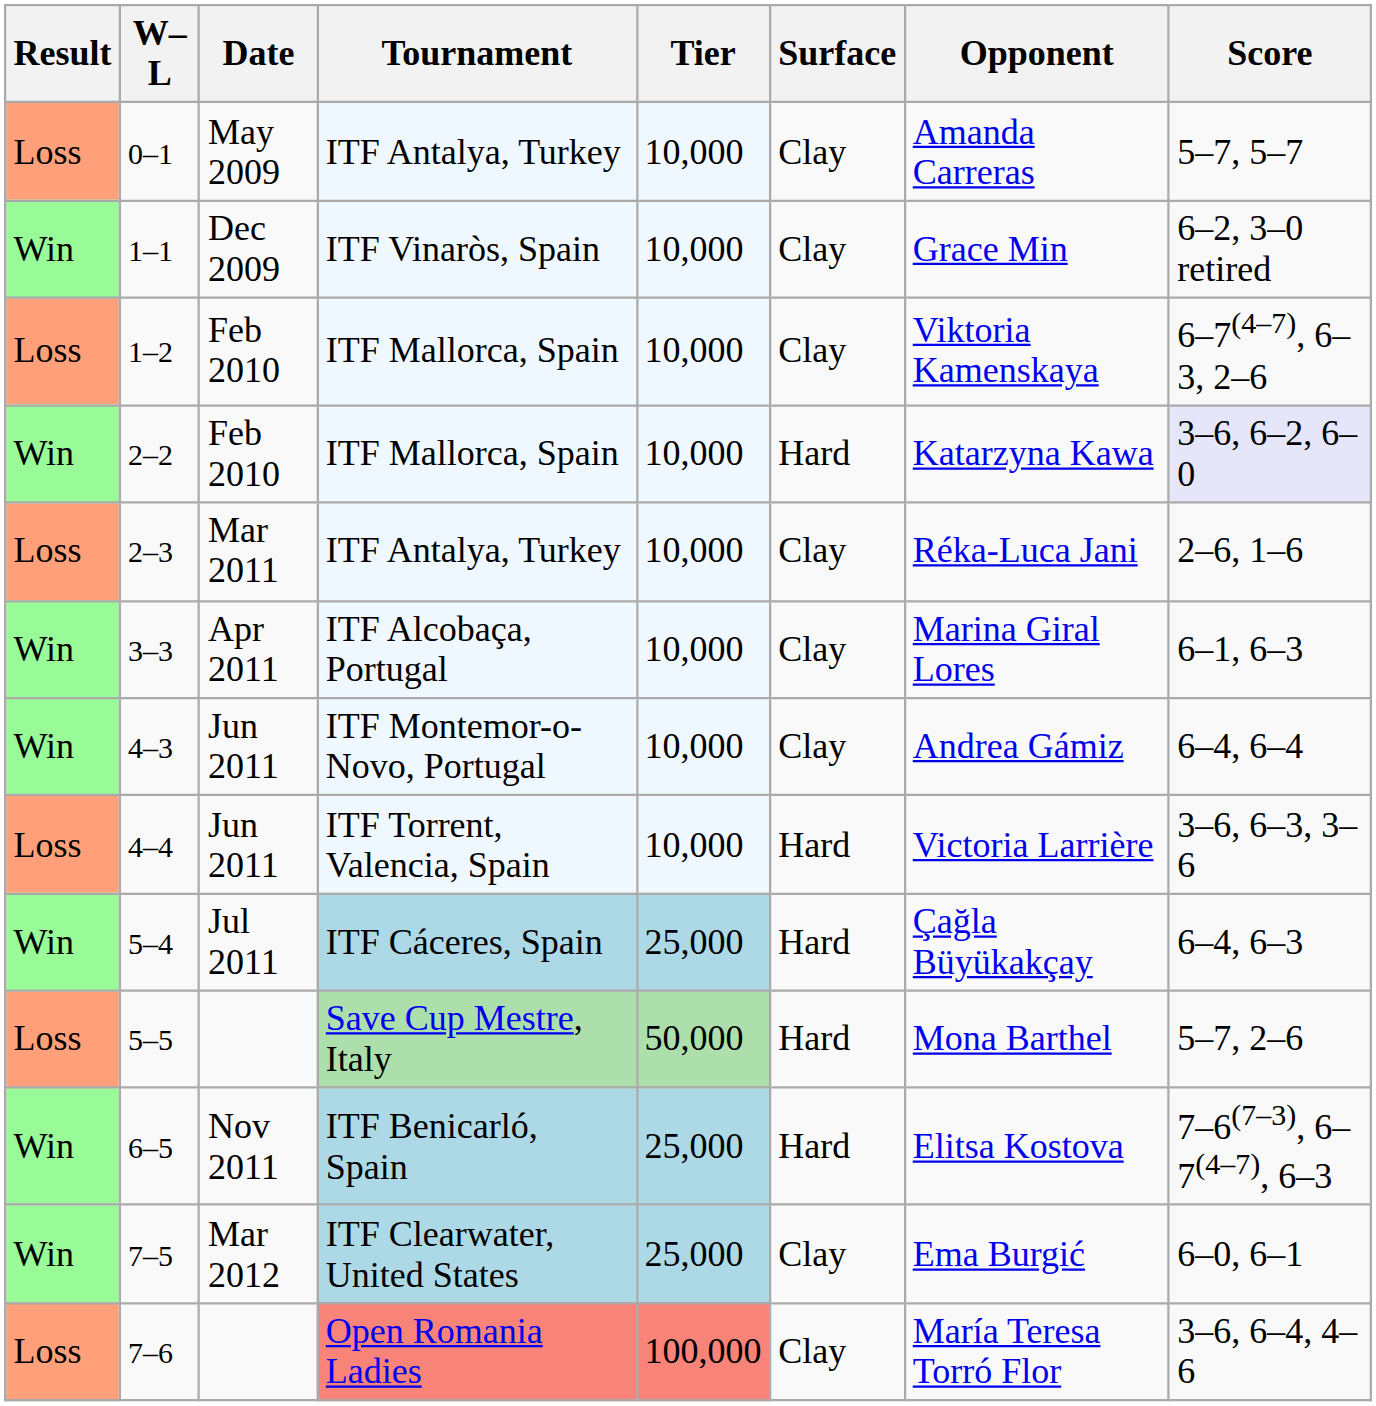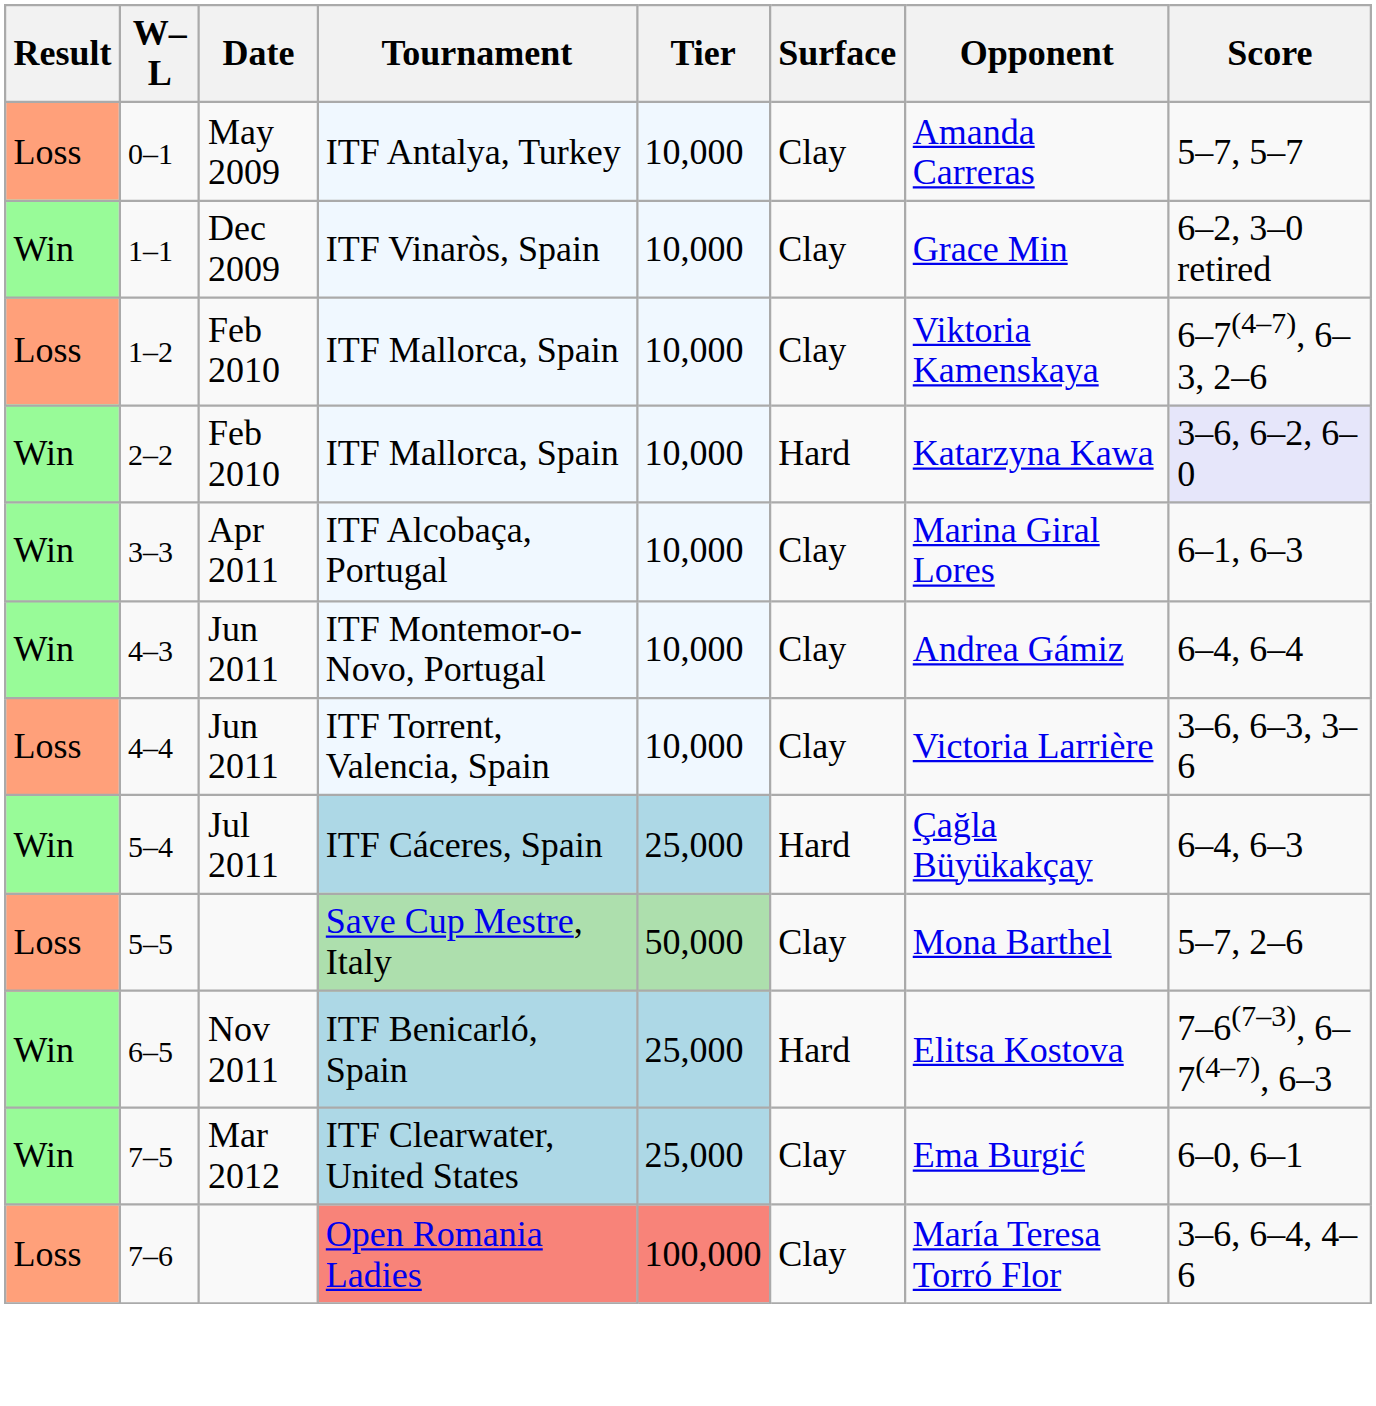- row: (151, 553)
(814, 843) Hard -> (812, 746) Clay
(814, 1038) Hard -> (812, 941) Clay
